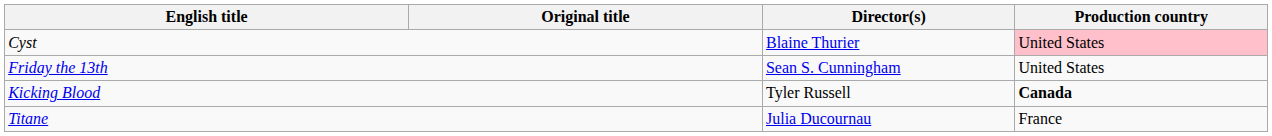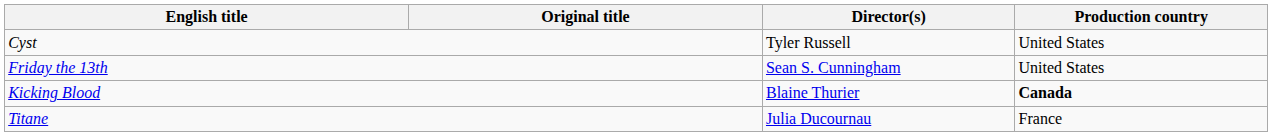(813, 42) Blaine Thurier -> (808, 42) Tyler Russell
(1061, 42) pink background -> (1061, 42) no background
(808, 93) Tyler Russell -> (813, 93) Blaine Thurier
